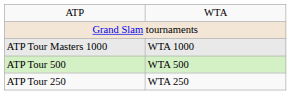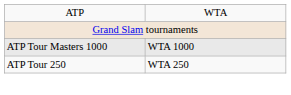- row: (36, 63)
